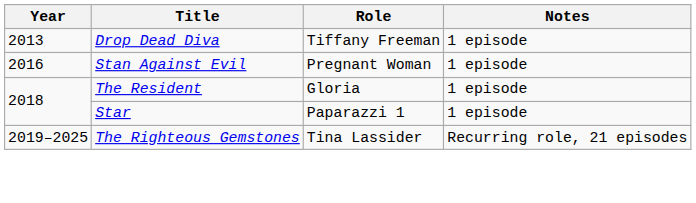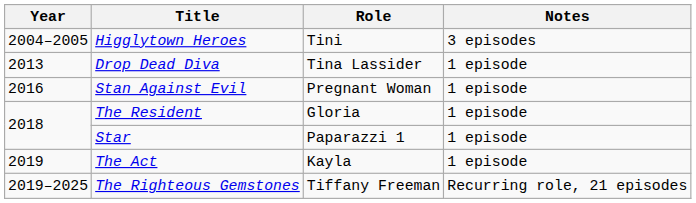+ row: (171, 41)
(374, 41) Tiffany Freeman -> (365, 65) Tina Lassider
+ row: (126, 162)
(365, 137) Tina Lassider -> (374, 186) Tiffany Freeman
